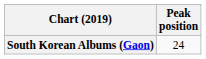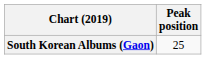(179, 44) 24 -> (179, 44) 25
